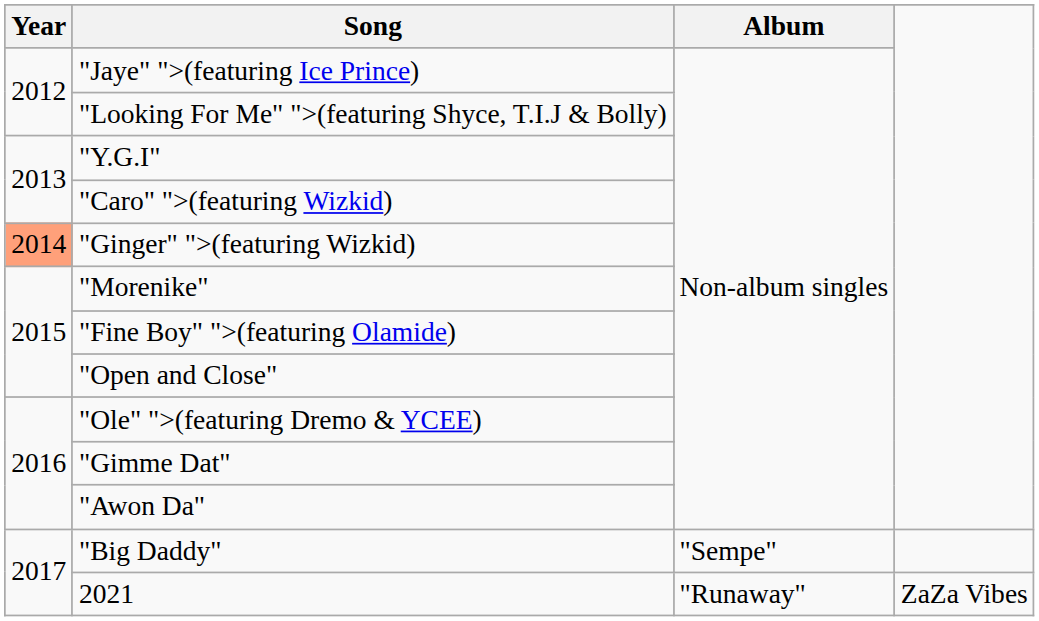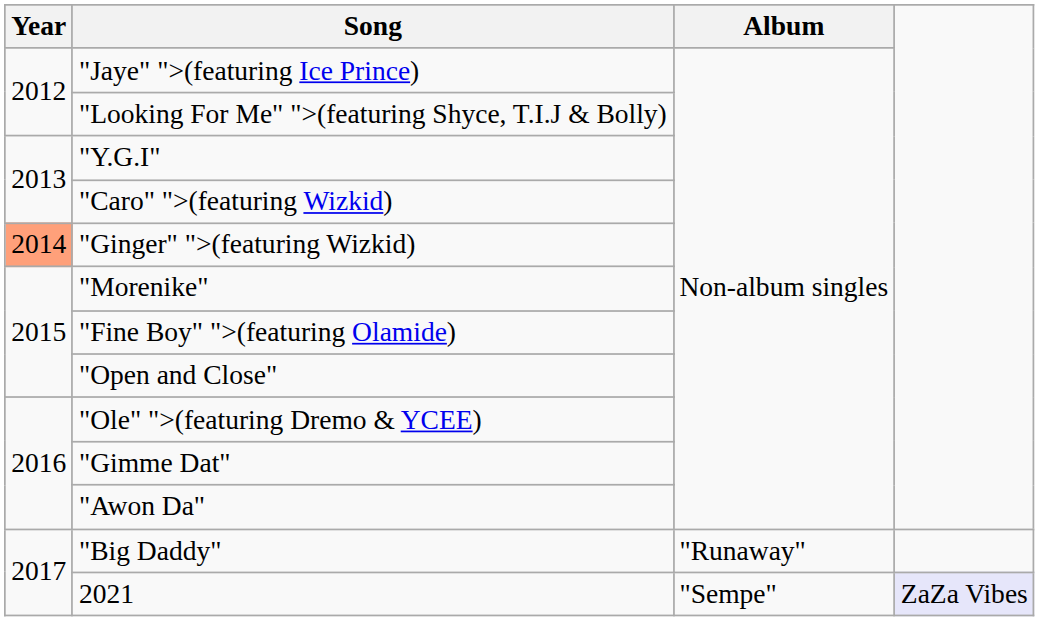(728, 550) "Sempe" -> (743, 550) "Runaway"
(743, 593) "Runaway" -> (728, 593) "Sempe"
(964, 593) no background -> (964, 593) lavender background
